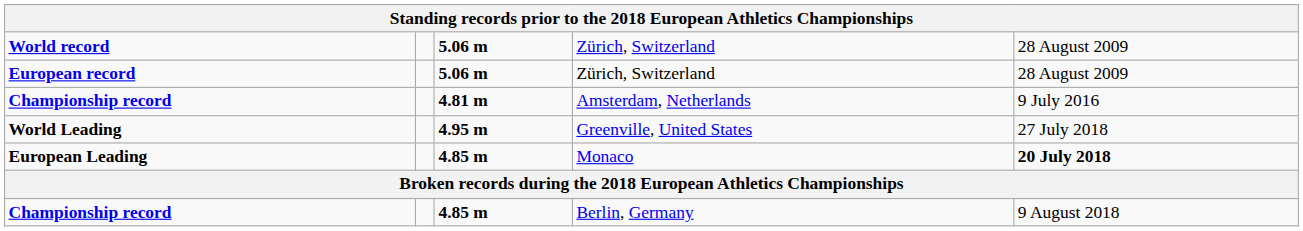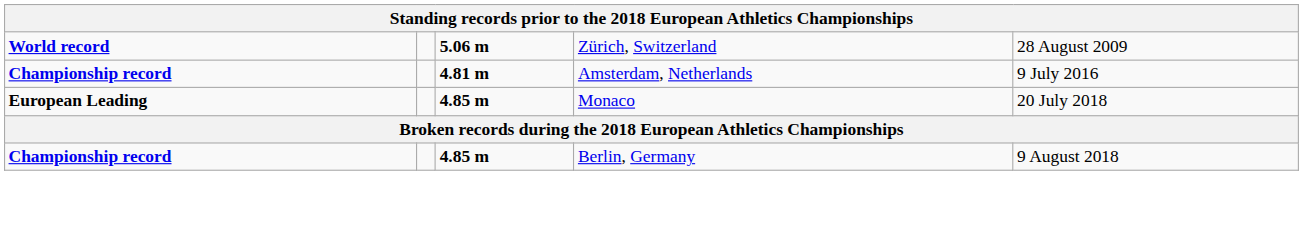- row: (72, 73)
- row: (65, 128)
(1064, 156) bold -> (1062, 101) normal
